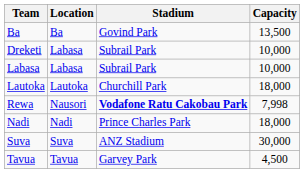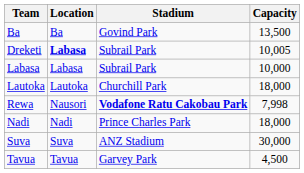(66, 50) normal -> (68, 50) bold
(275, 50) 10,000 -> (275, 50) 10,005
